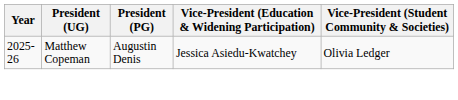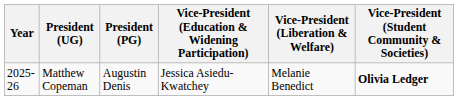+ column: (312, 33)
(357, 52) normal -> (393, 79) bold
